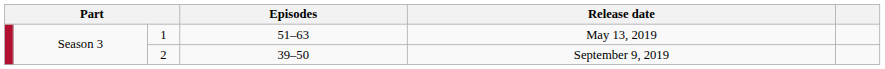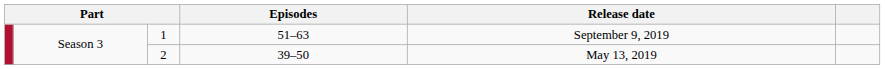(621, 34) May 13, 2019 -> (621, 34) September 9, 2019
(621, 54) September 9, 2019 -> (621, 54) May 13, 2019
